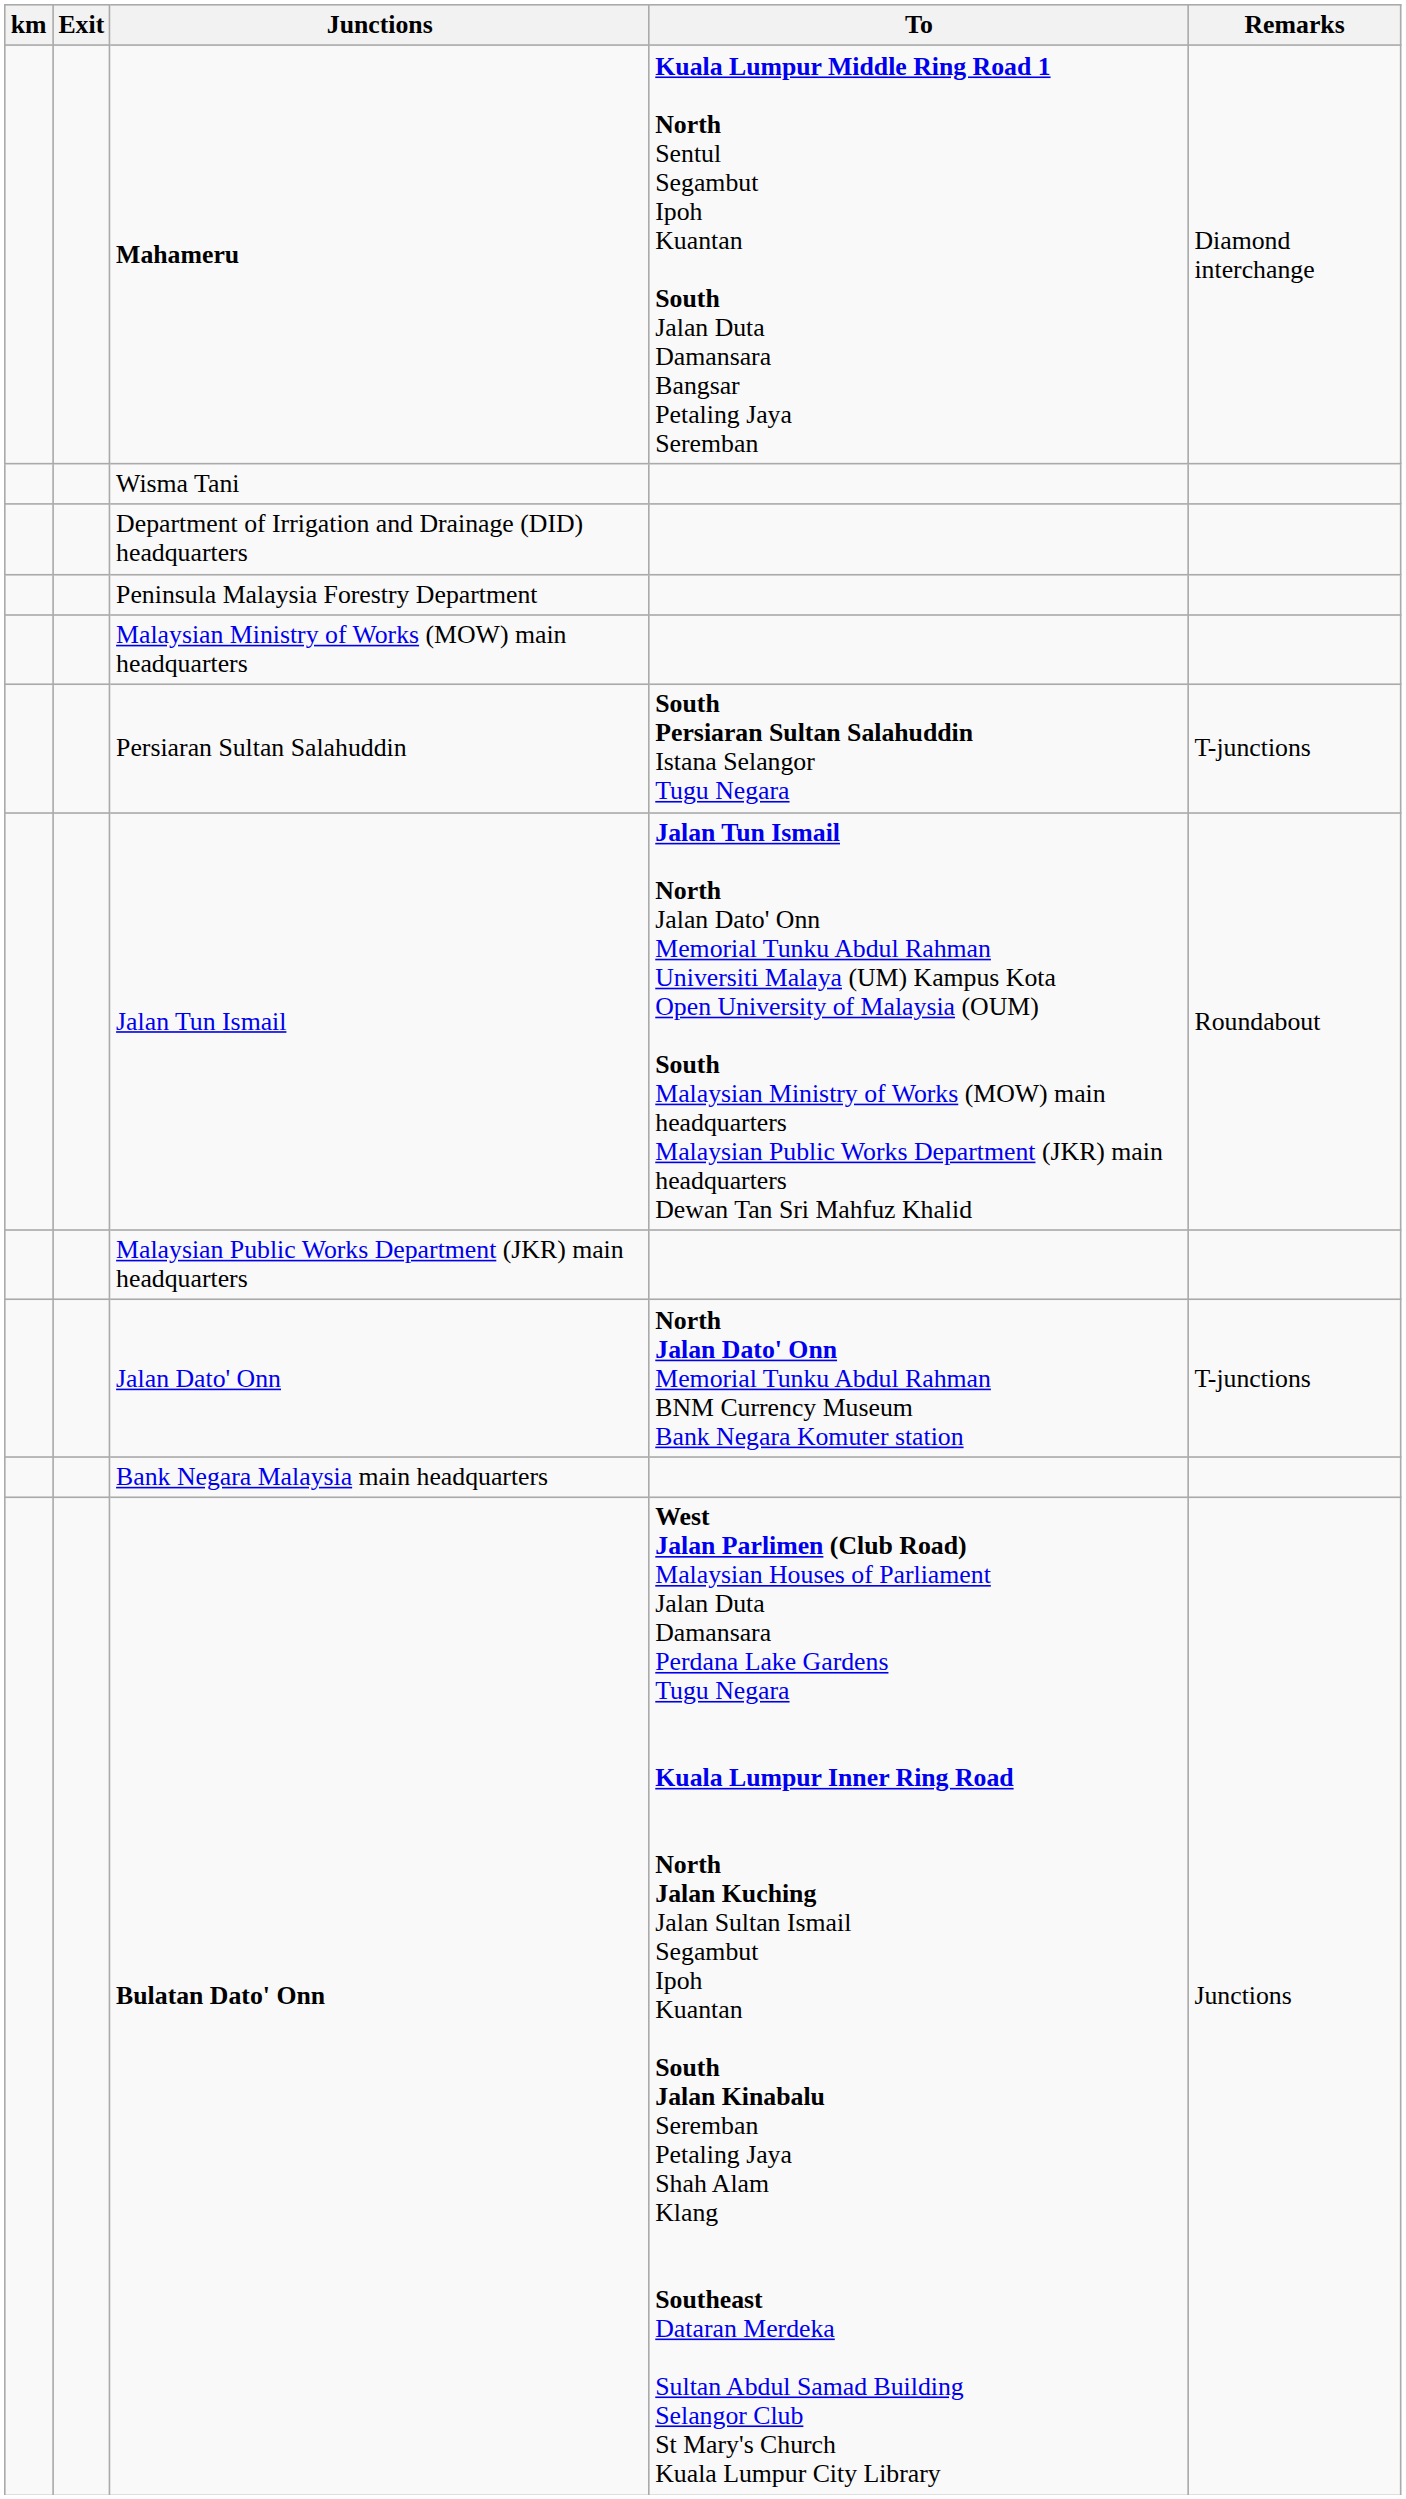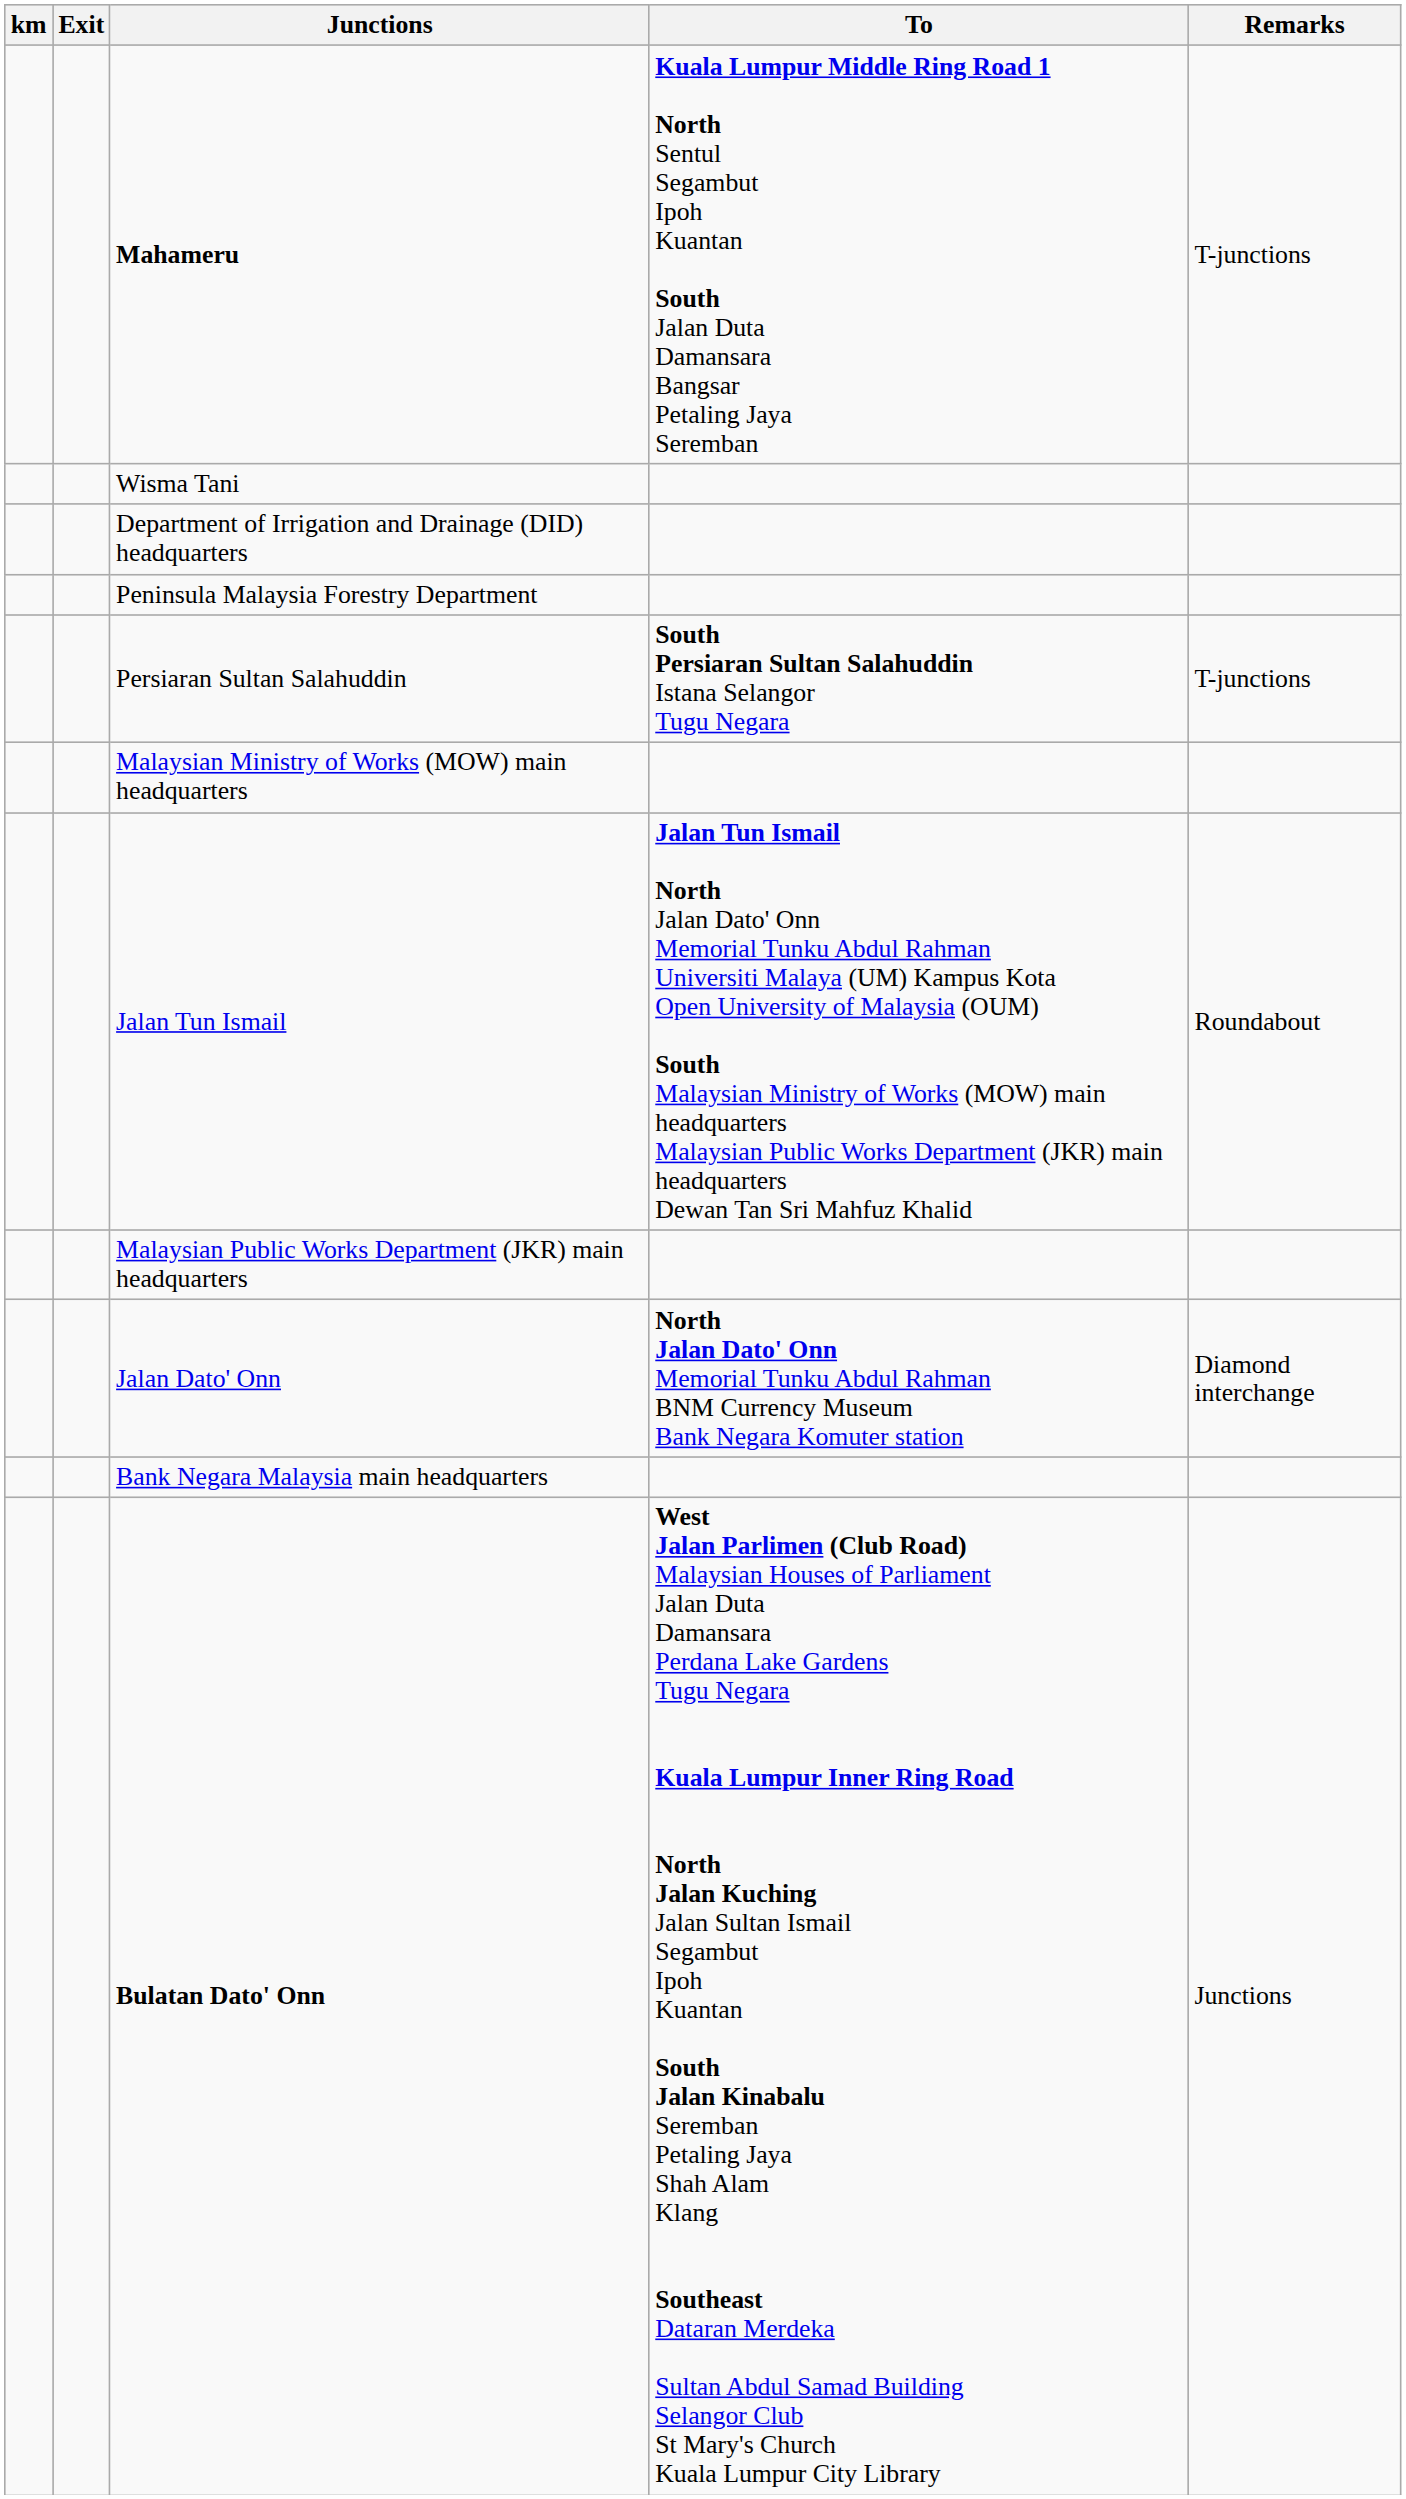(1255, 254) Diamond interchange -> (1253, 254) T-junctions
rows swapped: (261, 748) <-> (341, 649)
(1253, 1377) T-junctions -> (1255, 1377) Diamond interchange
